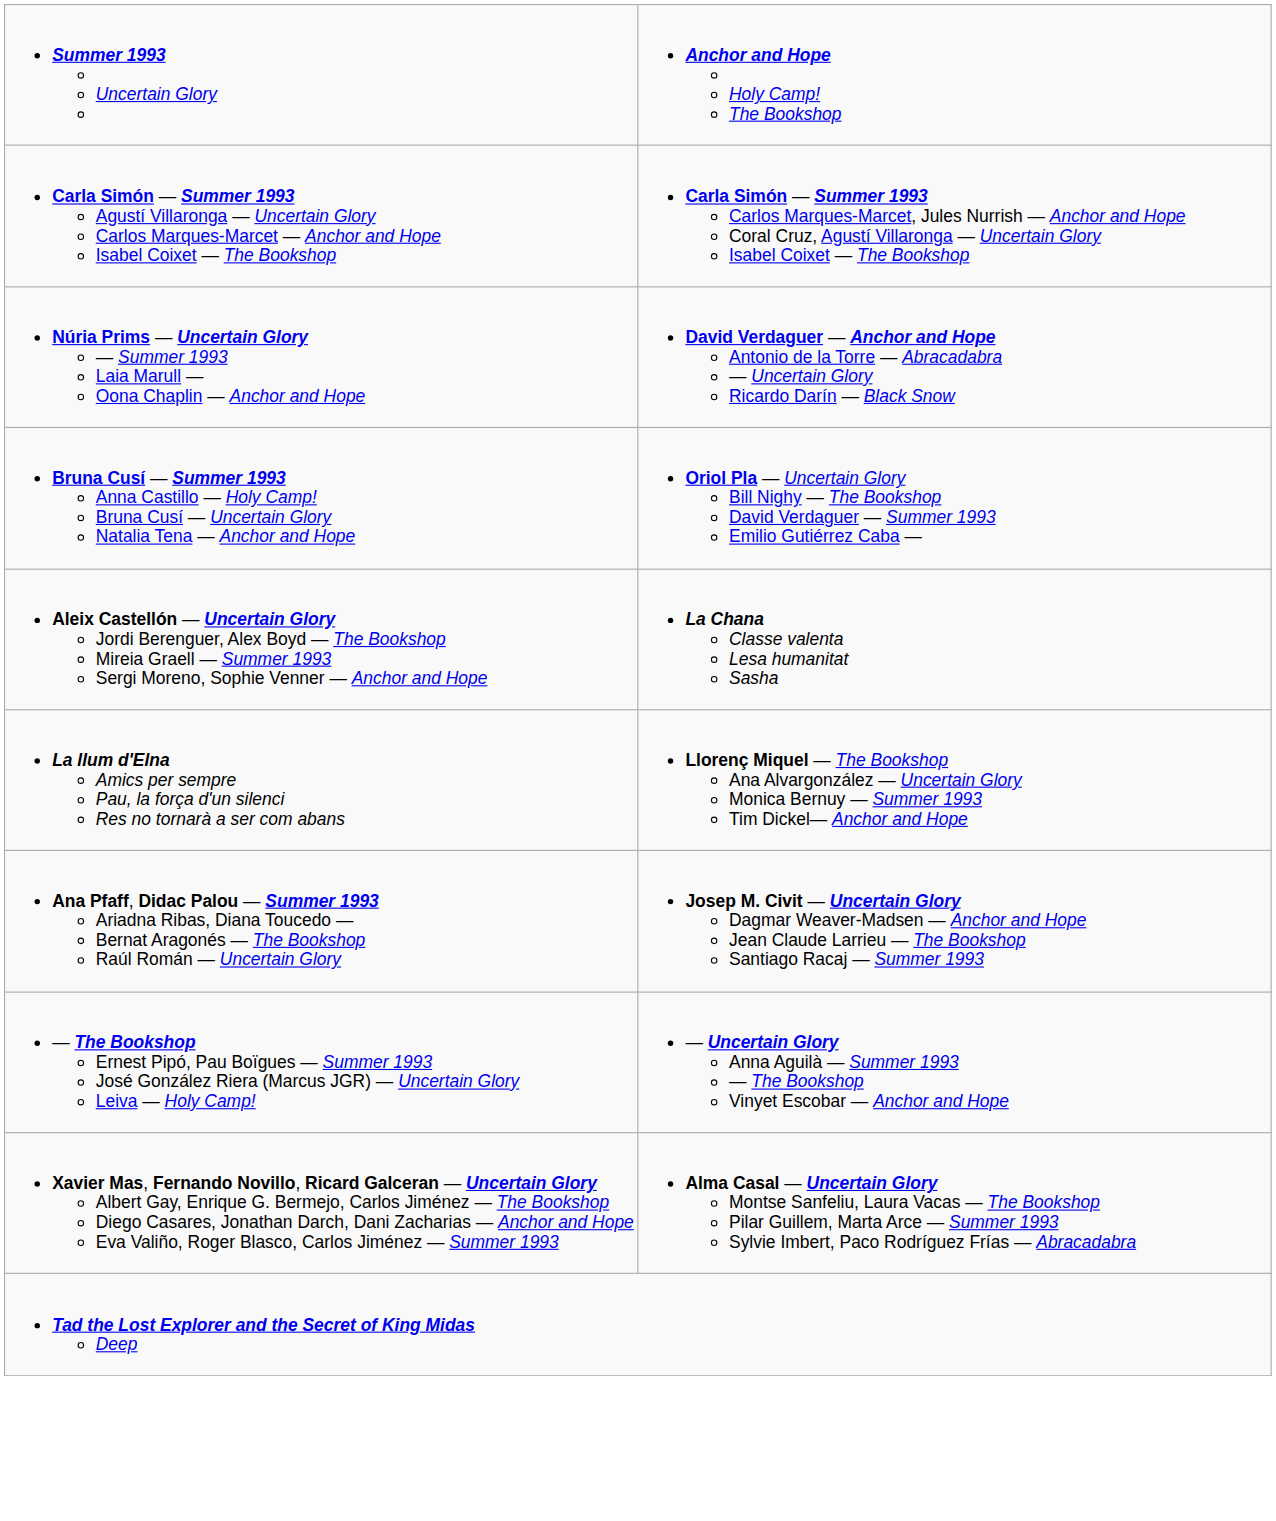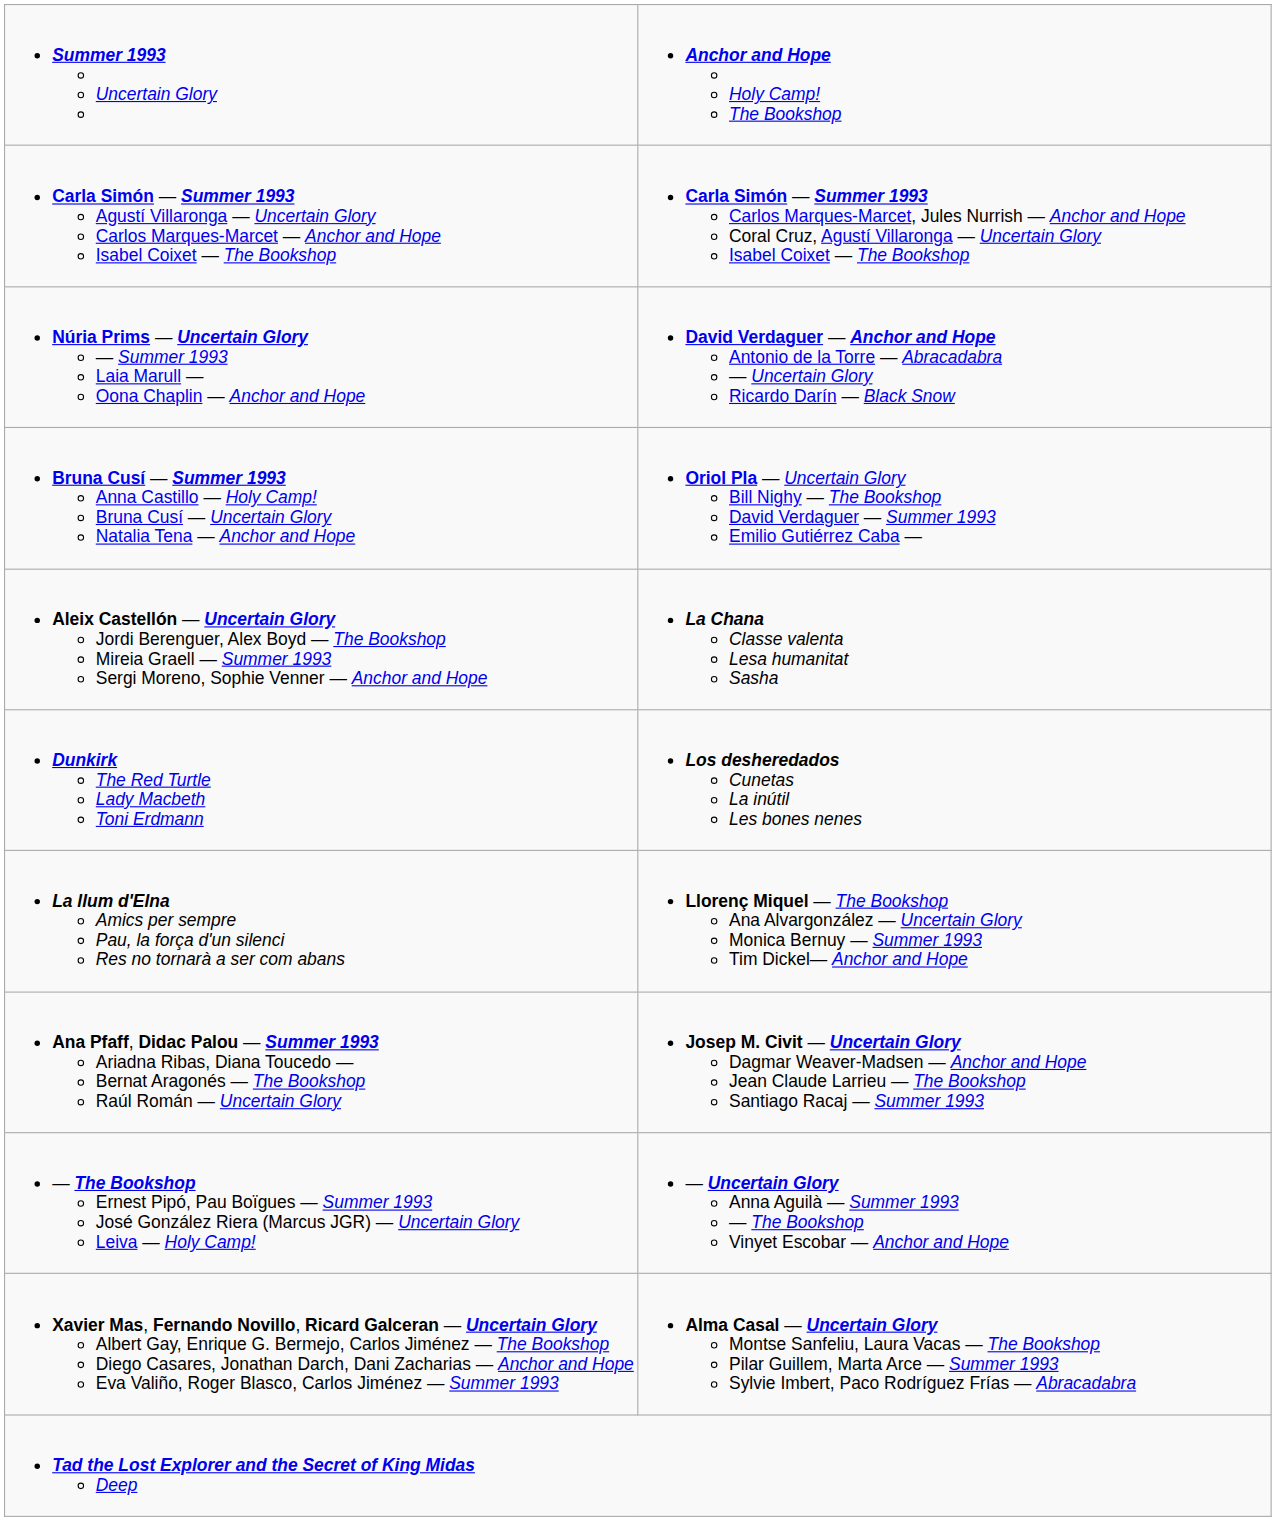+ row: (321, 790)
